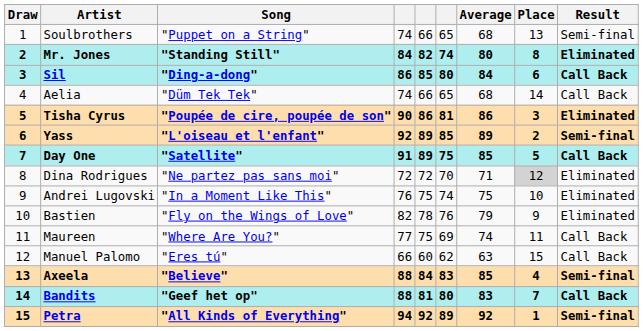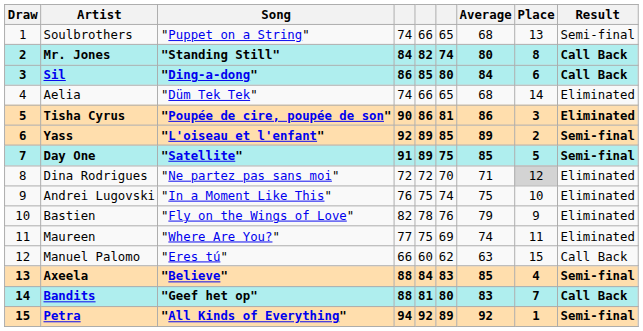(598, 55) Eliminated -> (594, 55) Call Back
(594, 95) Call Back -> (598, 95) Eliminated
(594, 155) Call Back -> (598, 155) Semi-final
(594, 236) Call Back -> (598, 236) Eliminated
